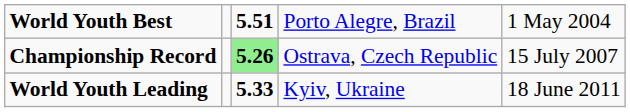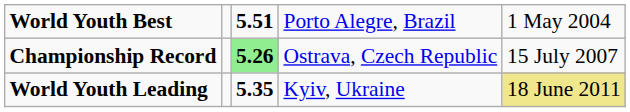(255, 89) 5.33 -> (255, 89) 5.35
(564, 89) no background -> (564, 89) khaki background
